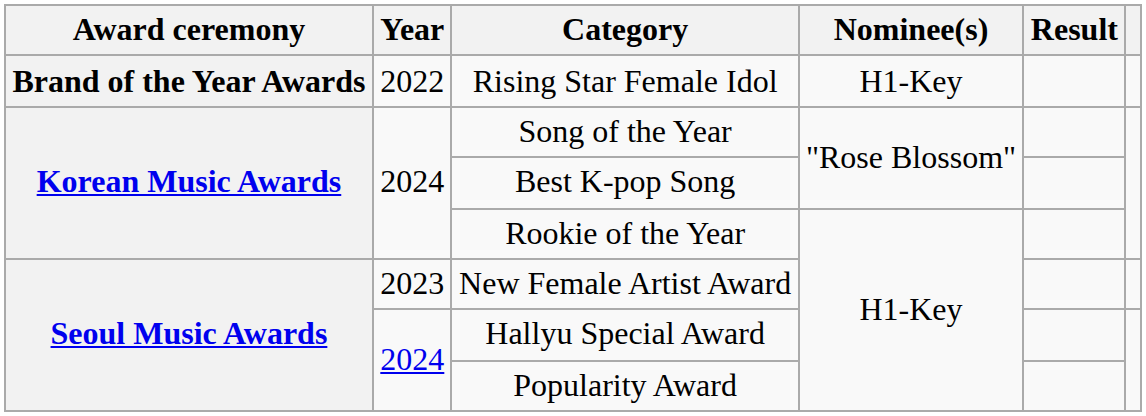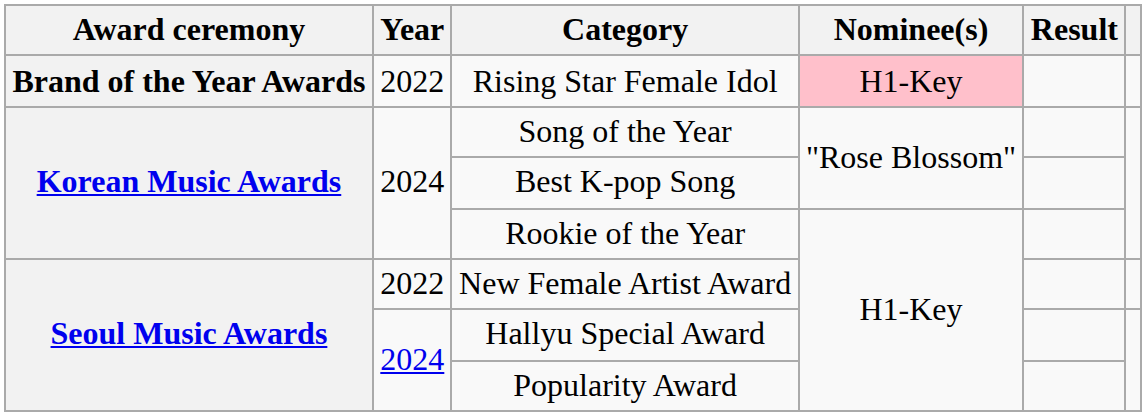(911, 80) no background -> (911, 80) pink background
(412, 283) 2023 -> (412, 283) 2022
